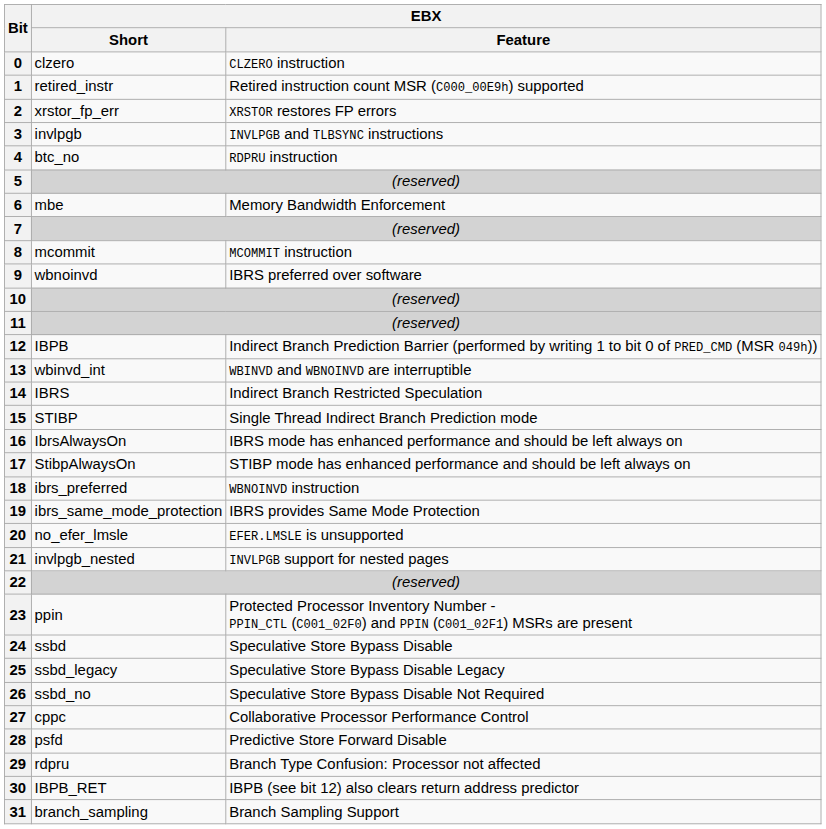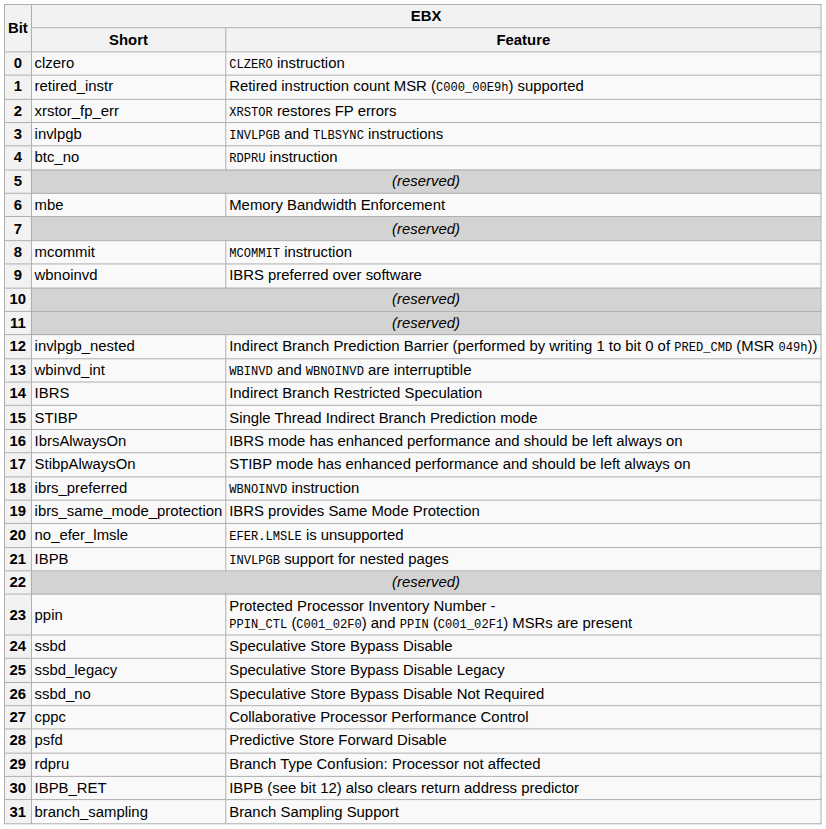(52, 346) IBPB -> (85, 346) invlpgb_nested
(85, 559) invlpgb_nested -> (52, 559) IBPB
